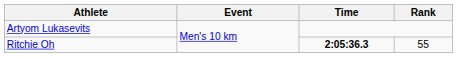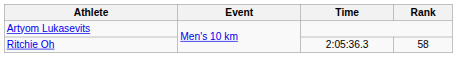(347, 45) bold -> (347, 45) normal
(423, 45) 55 -> (423, 45) 58
